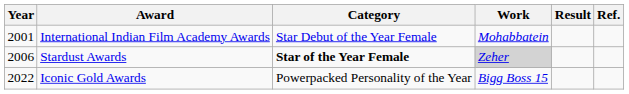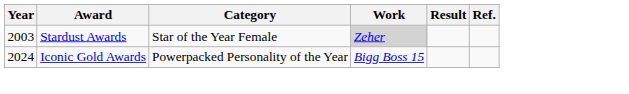- row: (155, 36)
(21, 57) 2006 -> (21, 36) 2003
(343, 57) bold -> (215, 36) normal
(21, 78) 2022 -> (21, 57) 2024
